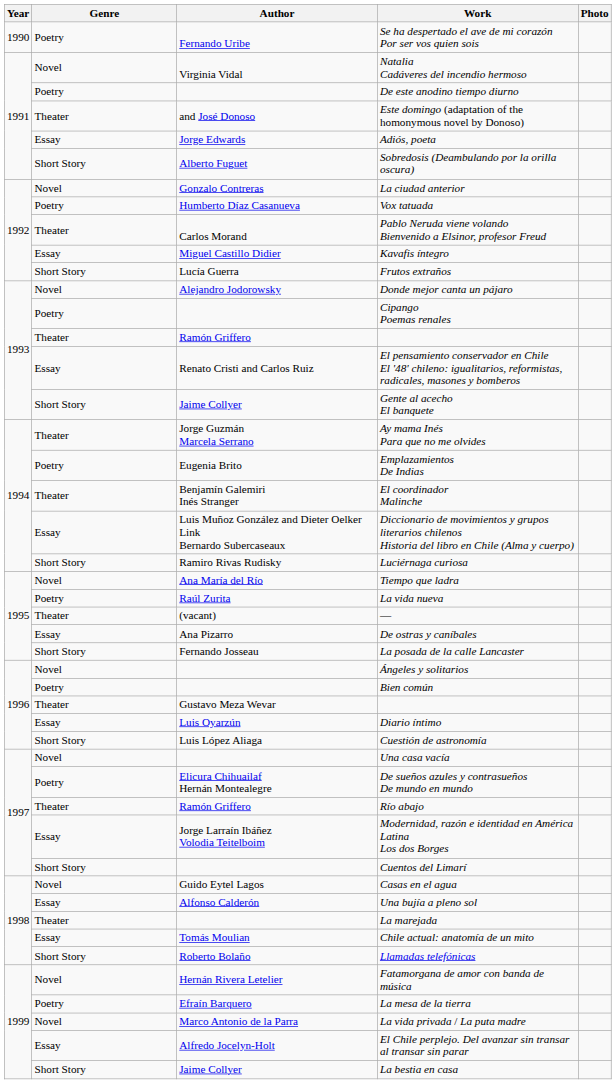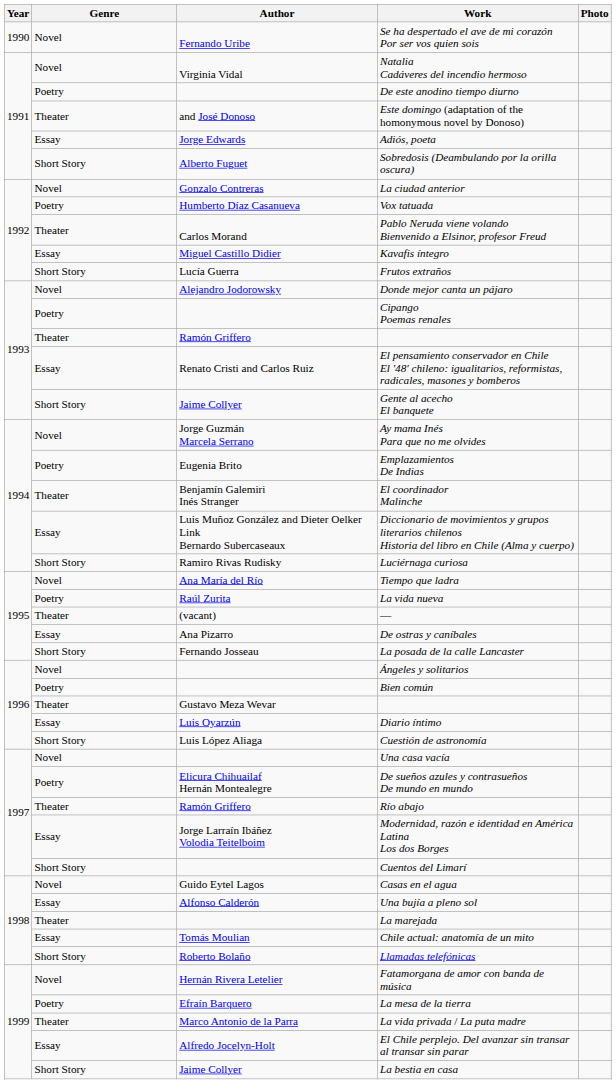(49, 37) Poetry -> (48, 37) Novel
(52, 435) Theater -> (48, 435) Novel
(48, 1021) Novel -> (52, 1021) Theater
